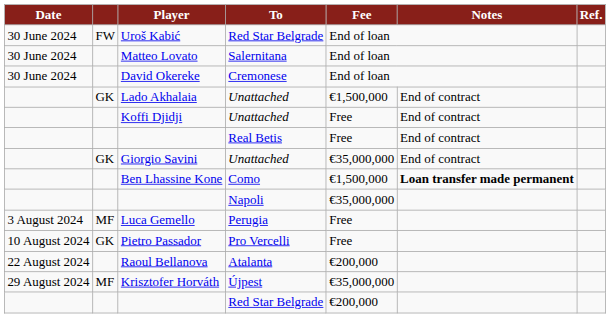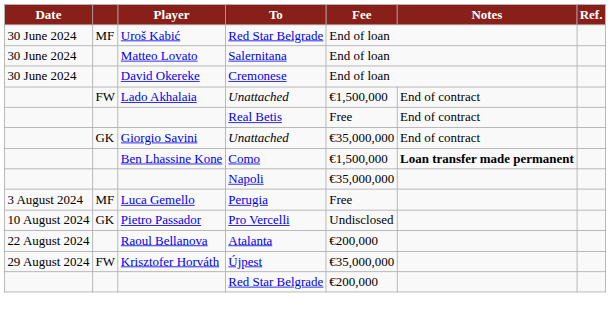(105, 35) FW -> (105, 35) MF
(105, 96) GK -> (105, 96) FW
- row: (152, 117)
(341, 240) Free -> (361, 220) Undisclosed
(105, 281) MF -> (105, 261) FW
